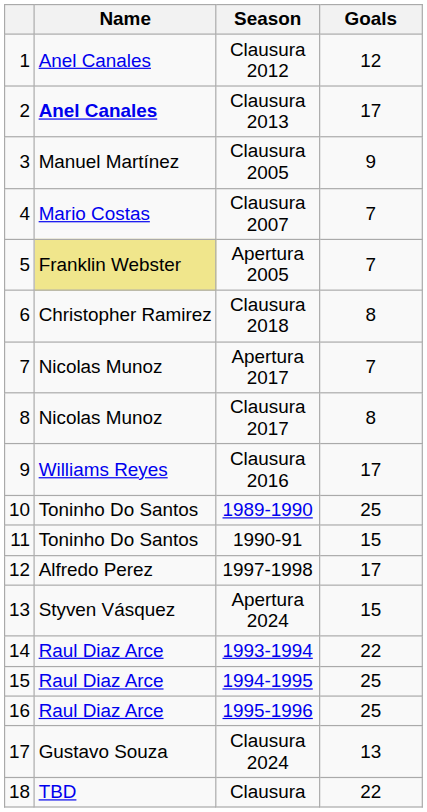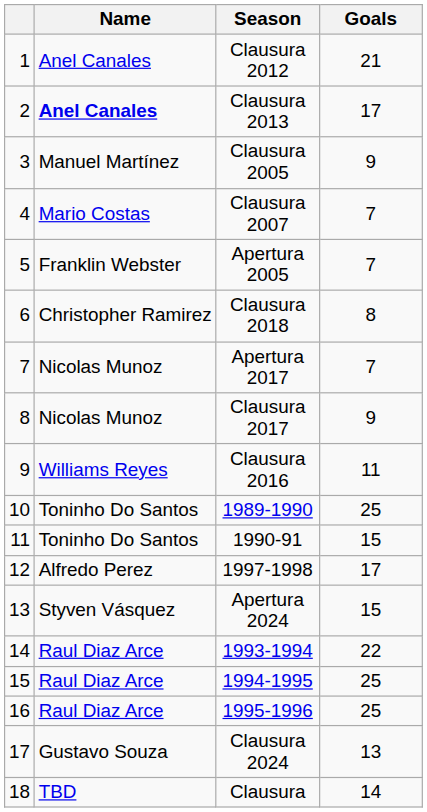(371, 60) 12 -> (371, 60) 21
(110, 264) khaki background -> (110, 264) no background
(371, 418) 8 -> (371, 418) 9
(371, 469) 17 -> (371, 469) 11
(371, 792) 22 -> (371, 792) 14
